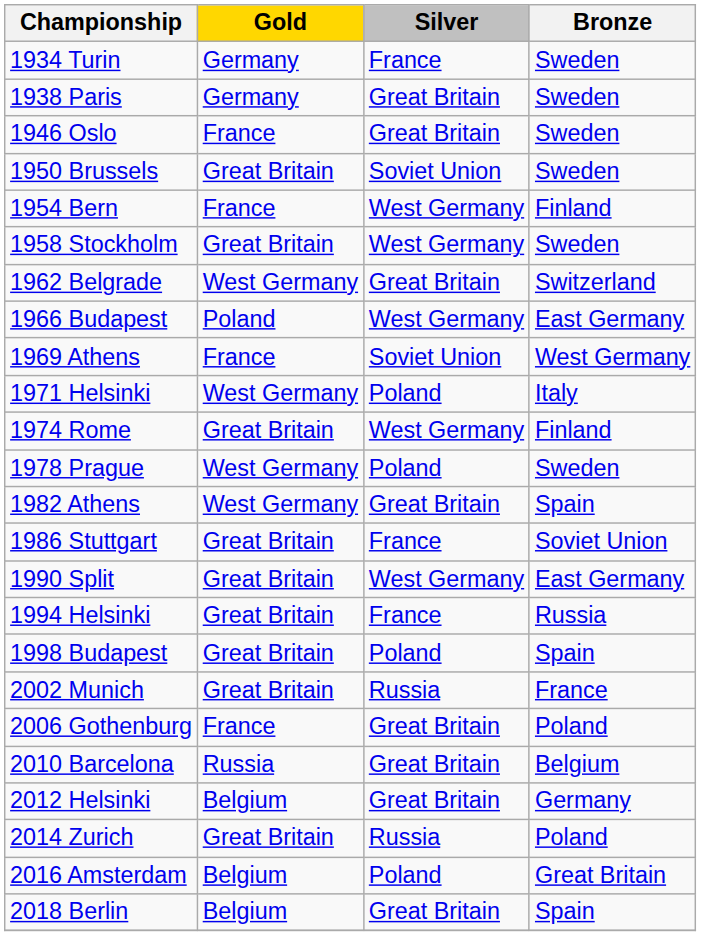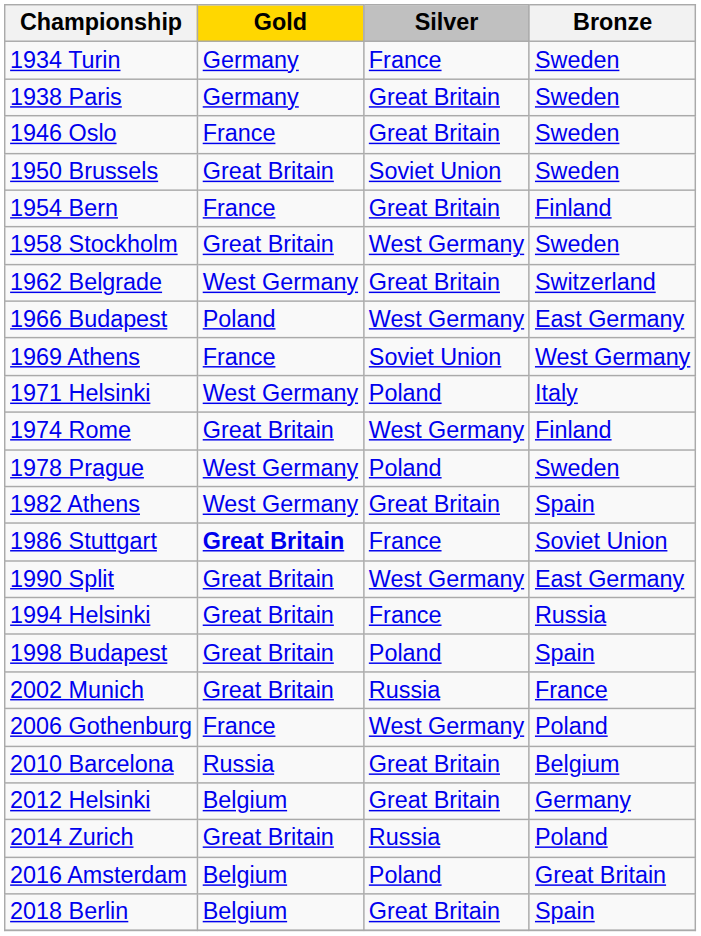(447, 208) West Germany -> (434, 208) Great Britain
(268, 541) normal -> (273, 541) bold
(434, 726) Great Britain -> (447, 726) West Germany
